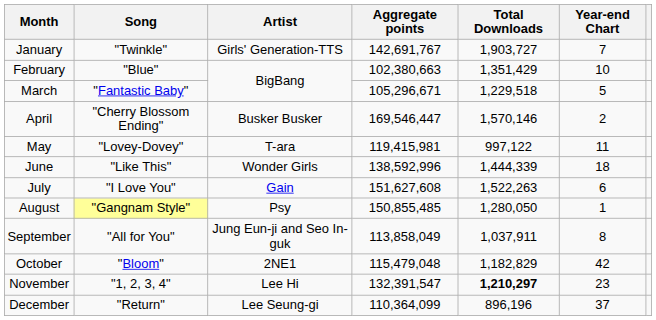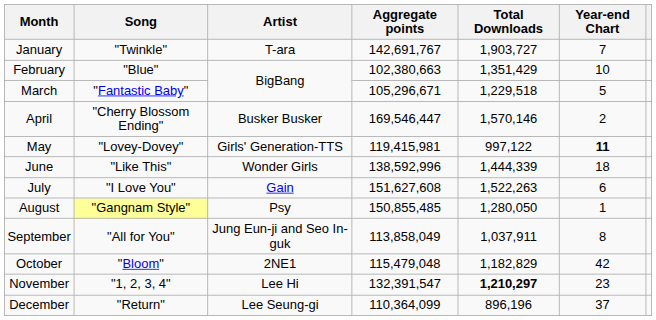(280, 49) Girls' Generation-TTS -> (280, 49) T-ara
(280, 146) T-ara -> (280, 146) Girls' Generation-TTS
(602, 146) normal -> (602, 146) bold
